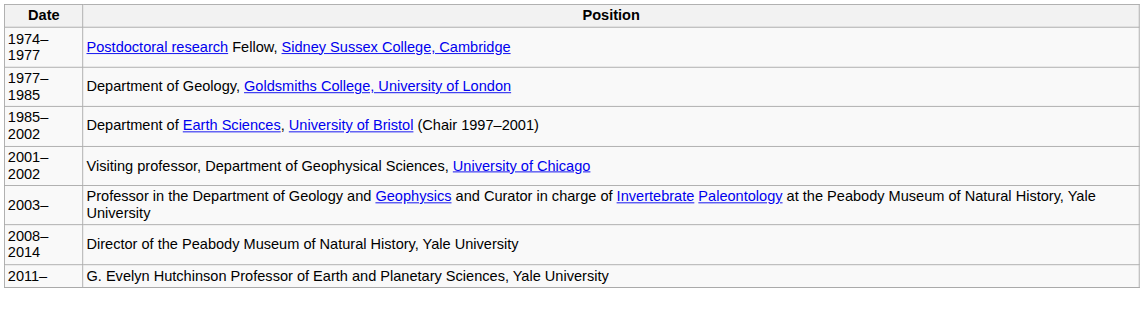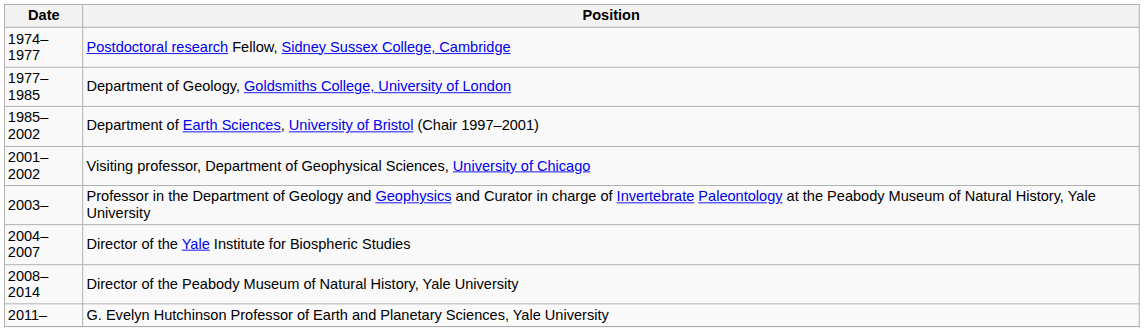+ row: (248, 244)
